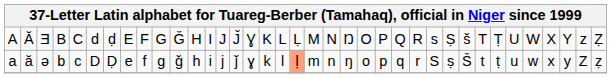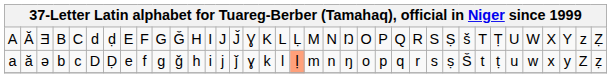(434, 38) s -> (434, 38) S
(434, 61) S -> (434, 61) s
